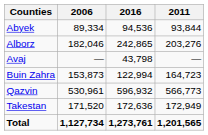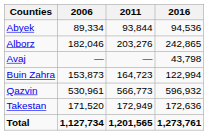columns swapped: (179, 12) <-> (130, 12)
